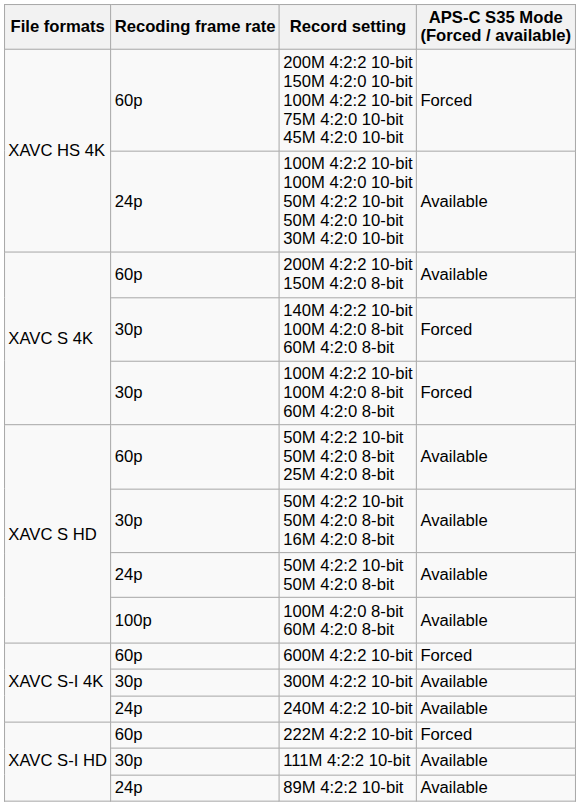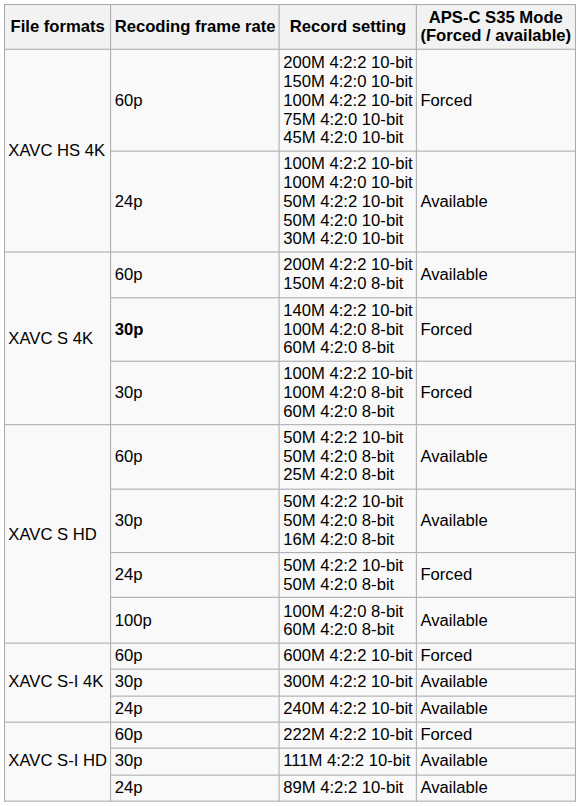(129, 329) normal -> (129, 329) bold
(454, 575) Available -> (446, 575) Forced
